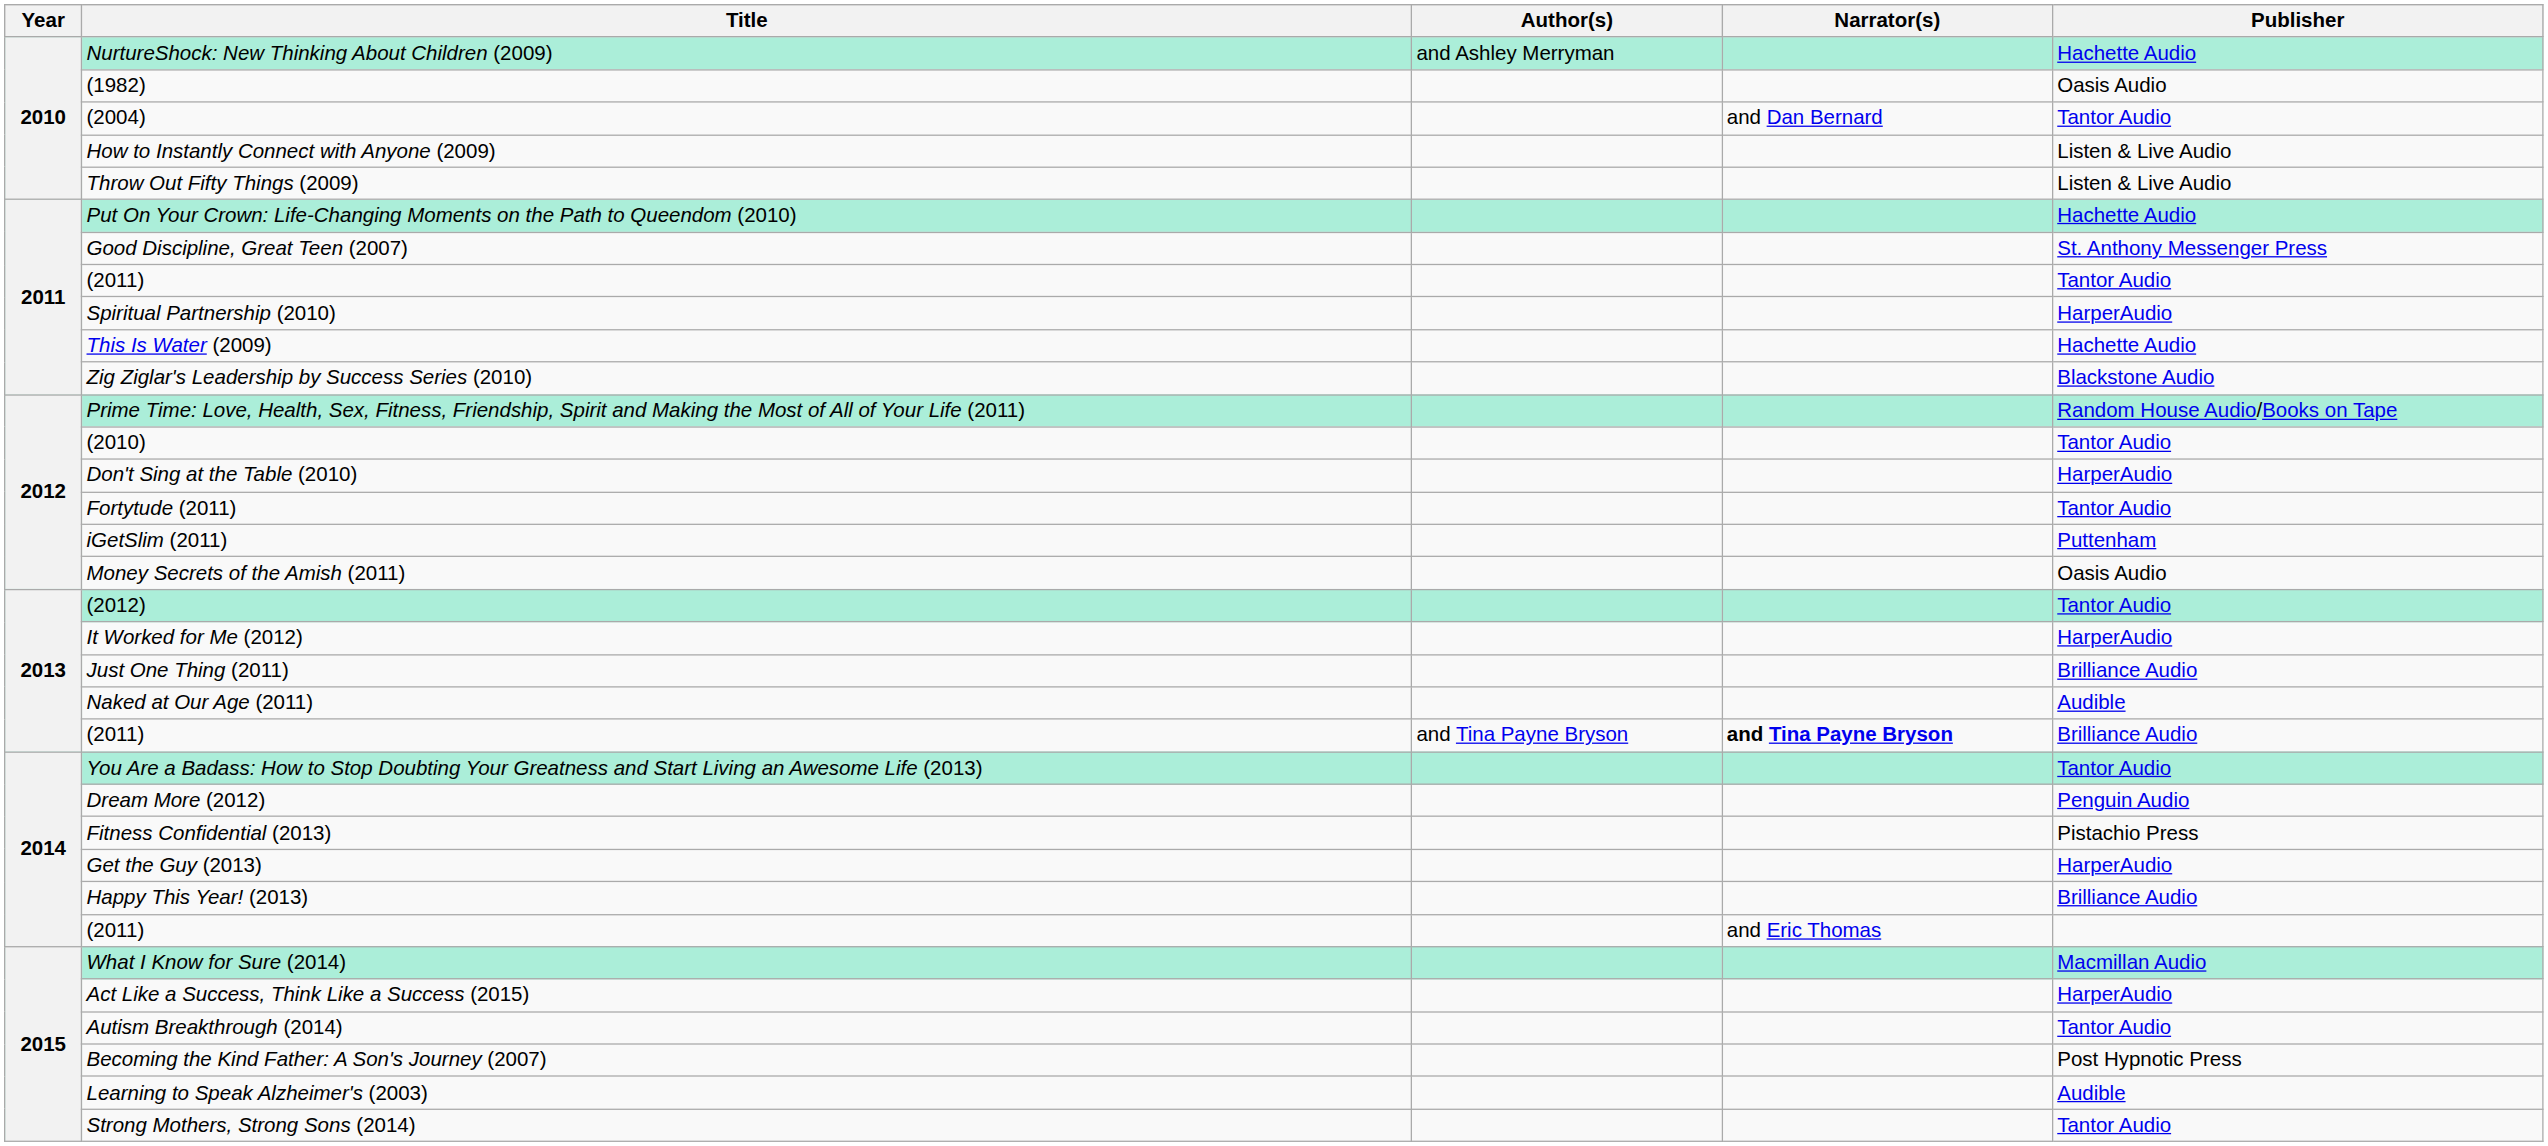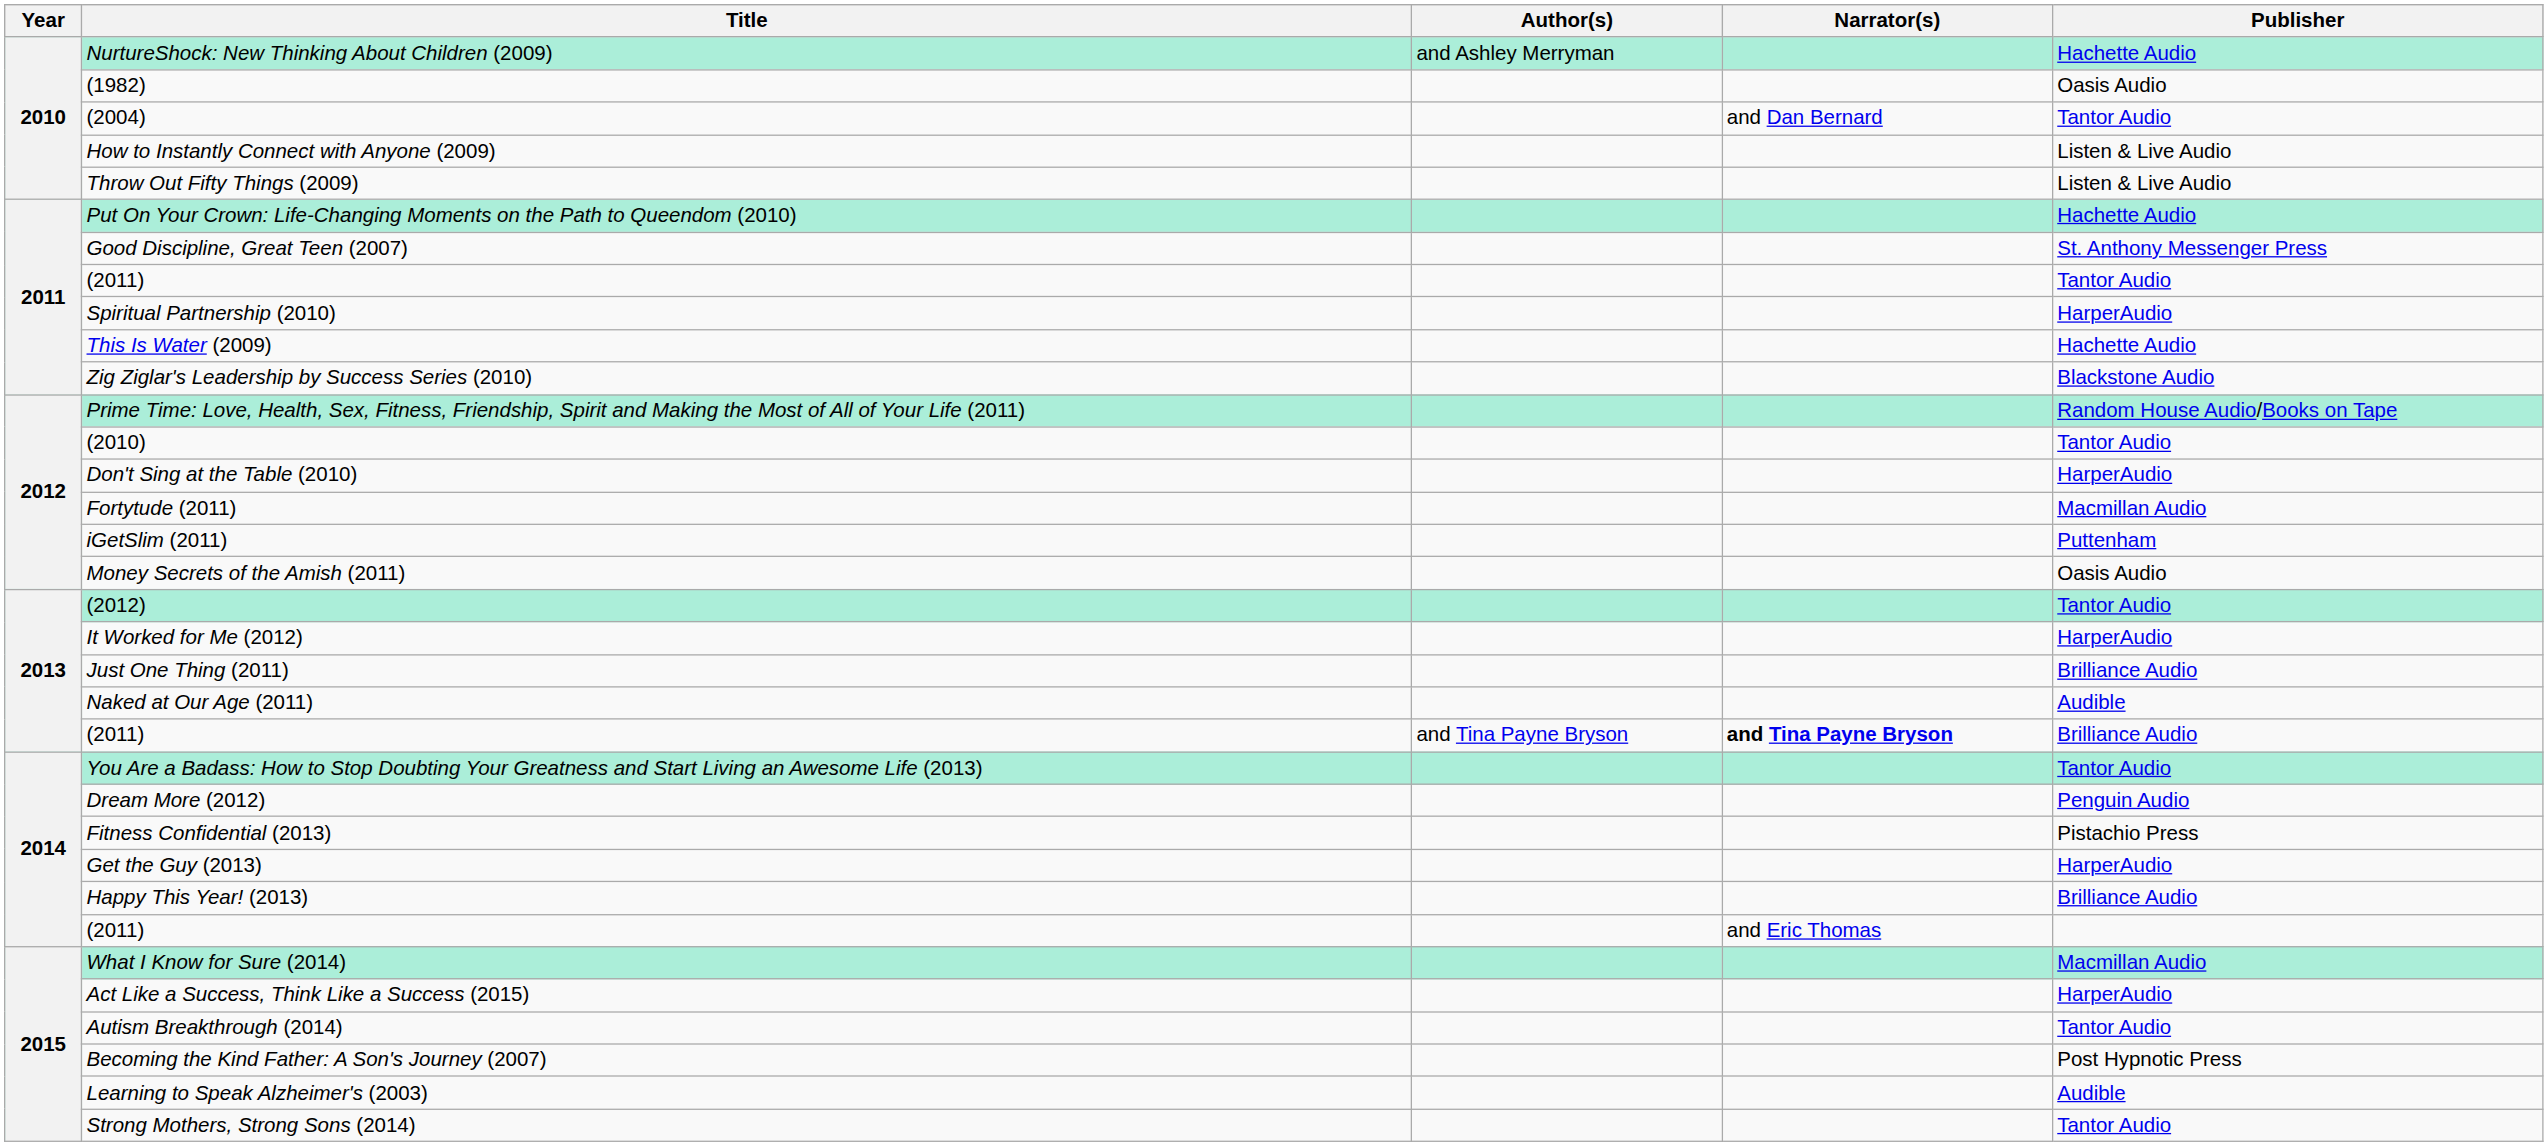(2114, 507) Tantor Audio -> (2132, 507) Macmillan Audio
